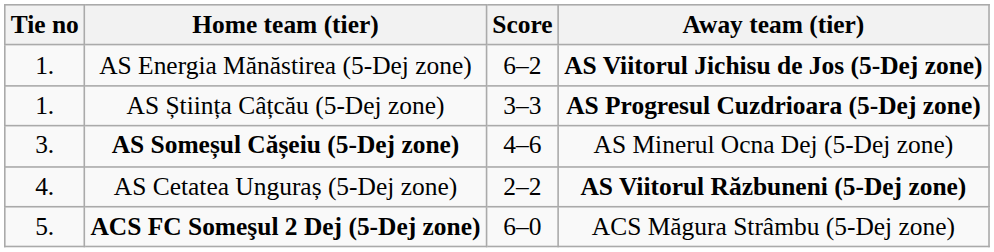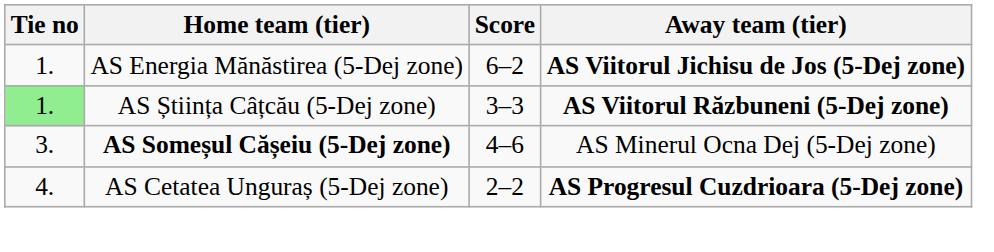(45, 105) no background -> (45, 105) lightgreen background
(773, 105) AS Progresul Cuzdrioara (5-Dej zone) -> (756, 105) AS Viitorul Răzbuneni (5-Dej zone)
(773, 186) AS Viitorul Răzbuneni (5-Dej zone) -> (756, 186) AS Progresul Cuzdrioara (5-Dej zone)
- row: (285, 226)
